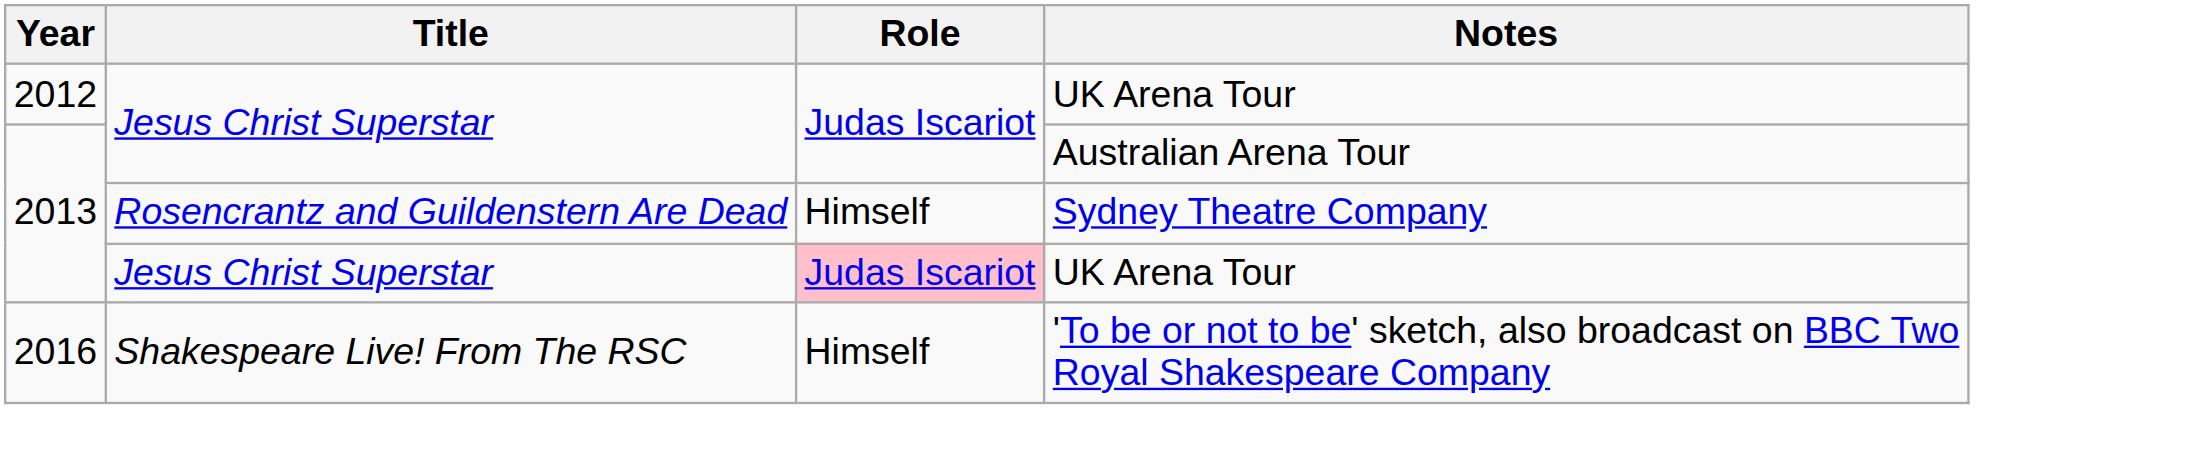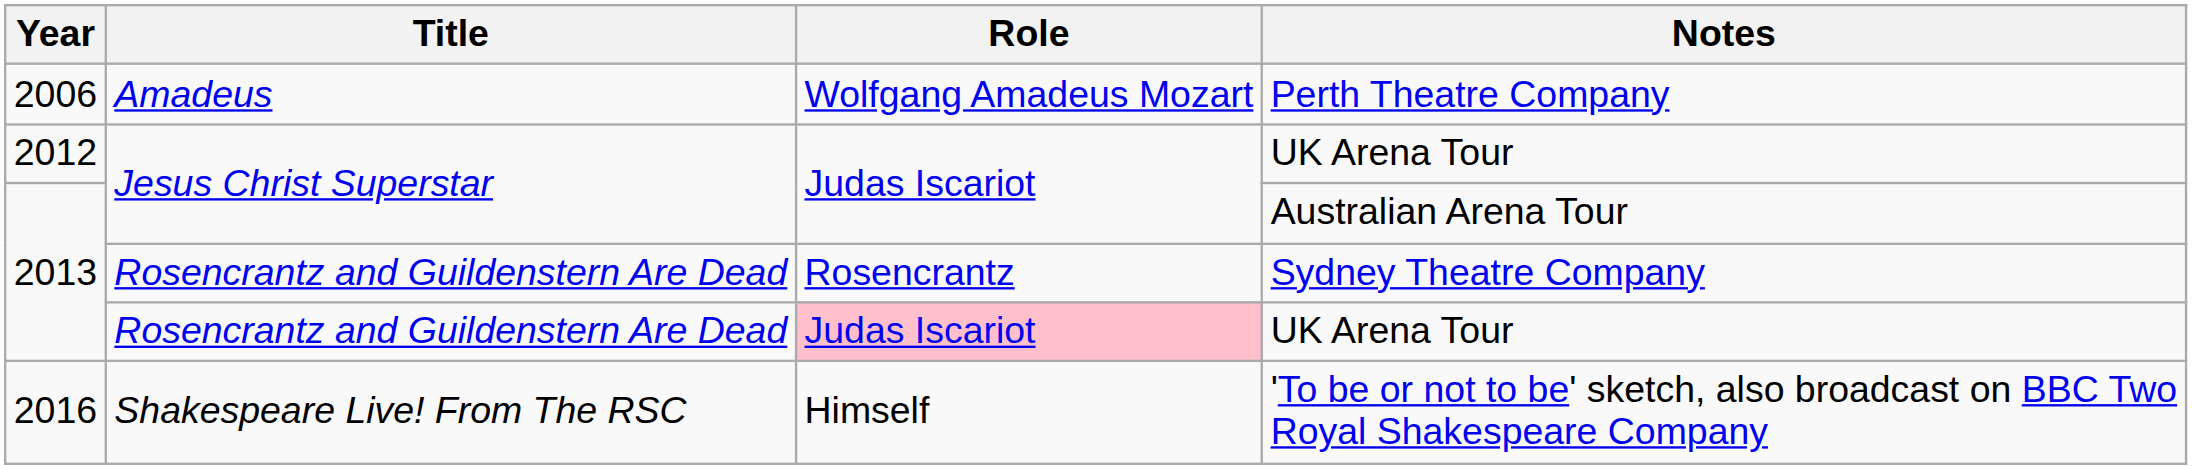+ row: (55, 93)
(867, 212) Himself -> (910, 271) Rosencrantz
(304, 271) Jesus Christ Superstar -> (451, 331) Rosencrantz and Guildenstern Are Dead
